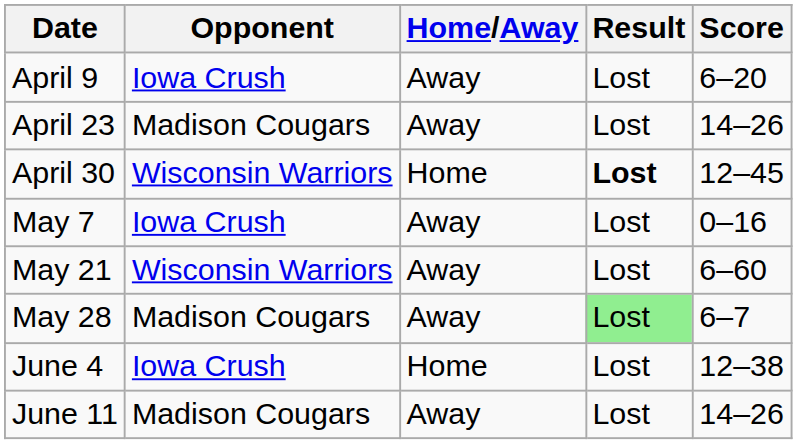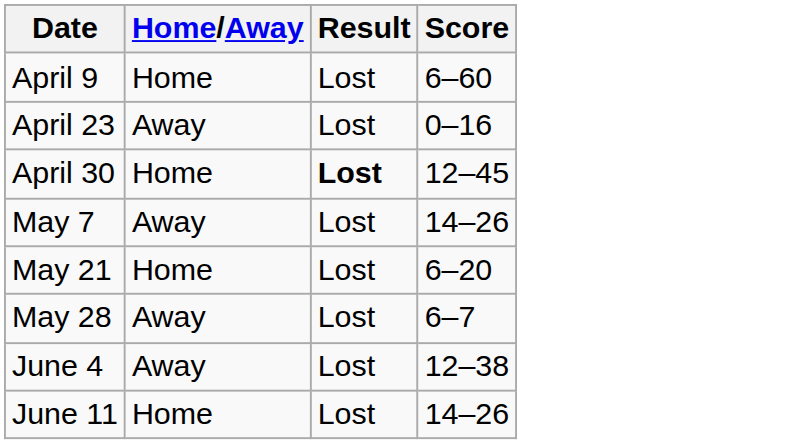- column: (262, 28)
(443, 76) Away -> (172, 76) Home
(733, 76) 6–20 -> (458, 76) 6–60
(742, 125) 14–26 -> (458, 125) 0–16
(733, 221) 0–16 -> (467, 221) 14–26
(443, 269) Away -> (172, 269) Home
(733, 269) 6–60 -> (458, 269) 6–20
(621, 317) lightgreen background -> (346, 317) no background
(447, 366) Home -> (169, 366) Away
(443, 414) Away -> (172, 414) Home
